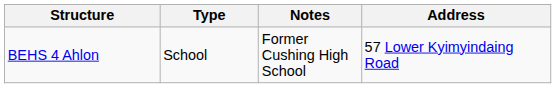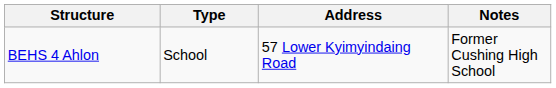columns swapped: (456, 15) <-> (310, 15)
